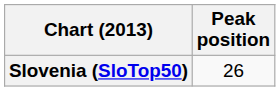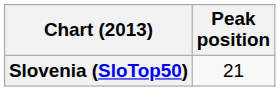(233, 70) 26 -> (233, 70) 21
